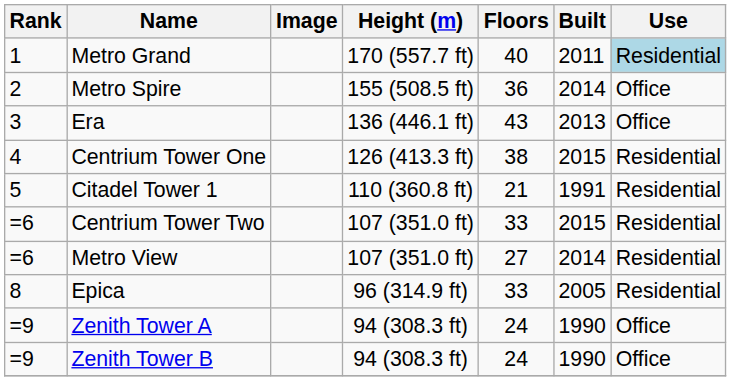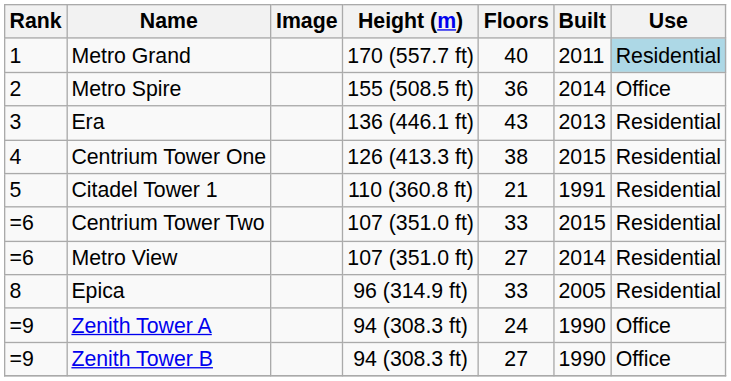(643, 122) Office -> (668, 122) Residential
(516, 358) 24 -> (516, 358) 27
